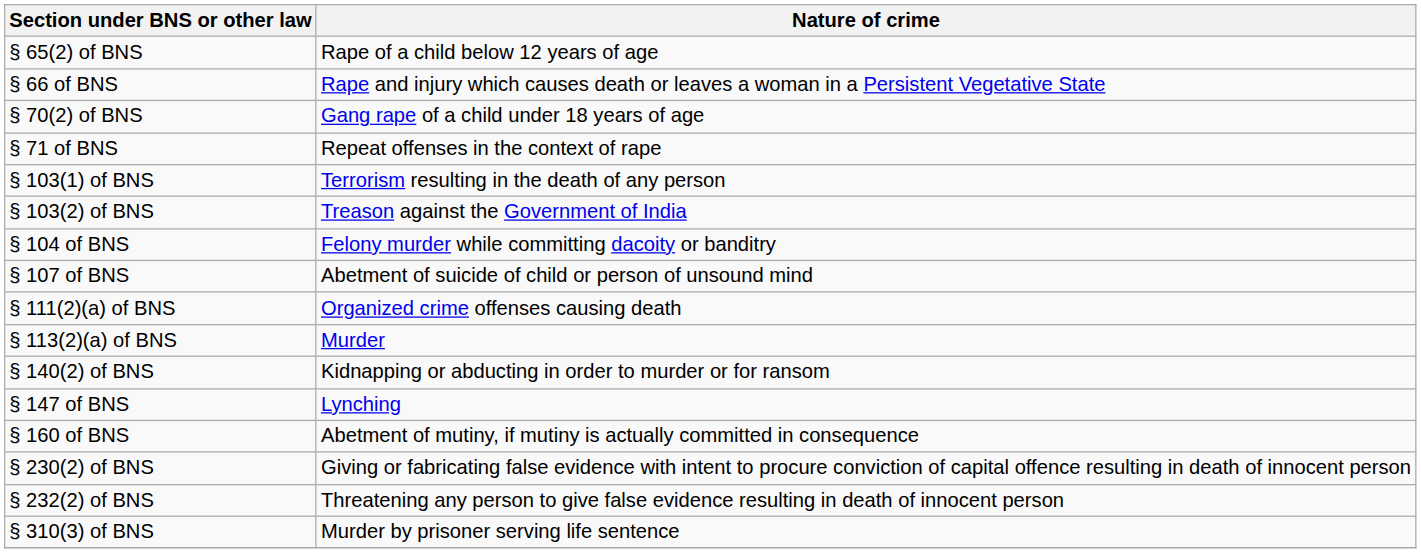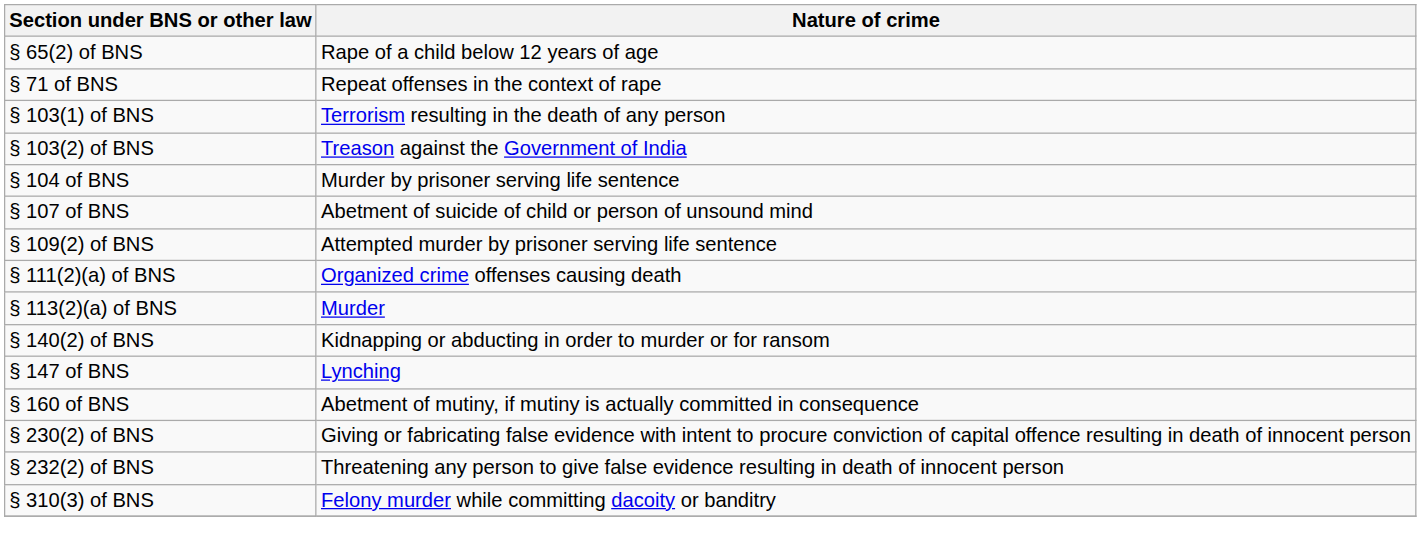- row: (64, 84)
- row: (76, 116)
(548, 244) Felony murder while committing dacoity or banditry -> (500, 180) Murder by prisoner serving life sentence
+ row: (82, 244)
(500, 532) Murder by prisoner serving life sentence -> (548, 500) Felony murder while committing dacoity or banditry
